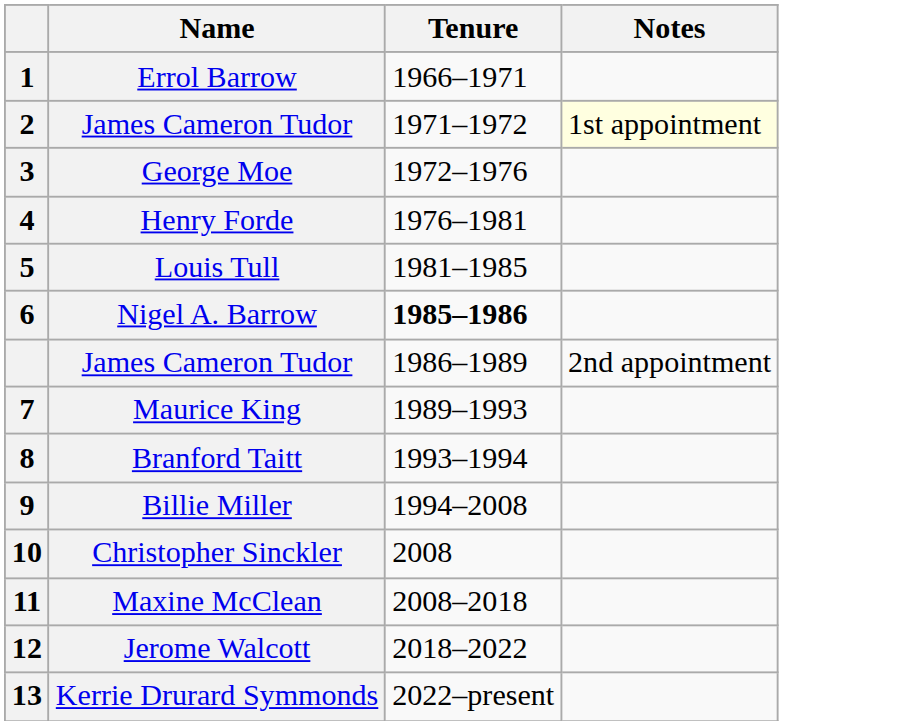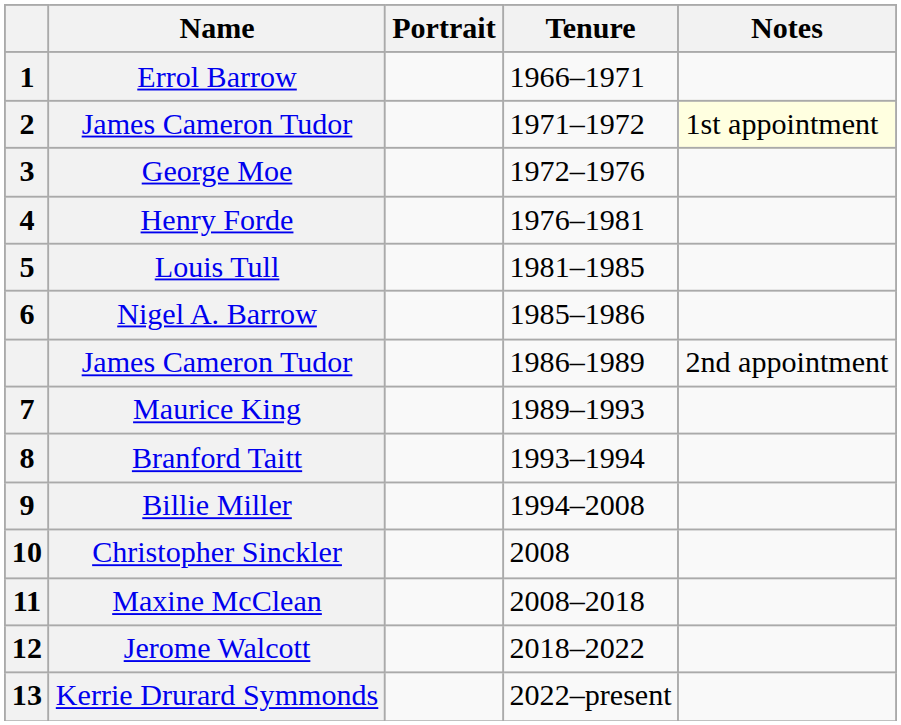+ column: (444, 28)
(460, 314) bold -> (577, 314) normal
